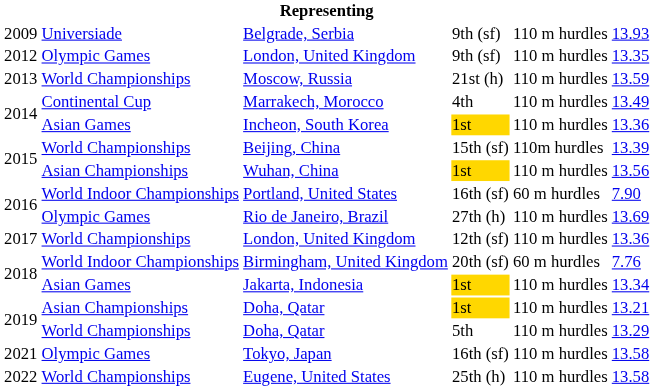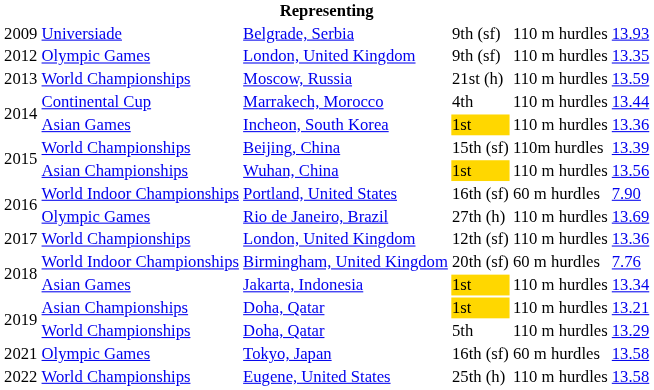(631, 101) 13.49 -> (631, 101) 13.44
(560, 353) 110 m hurdles -> (556, 353) 60 m hurdles
